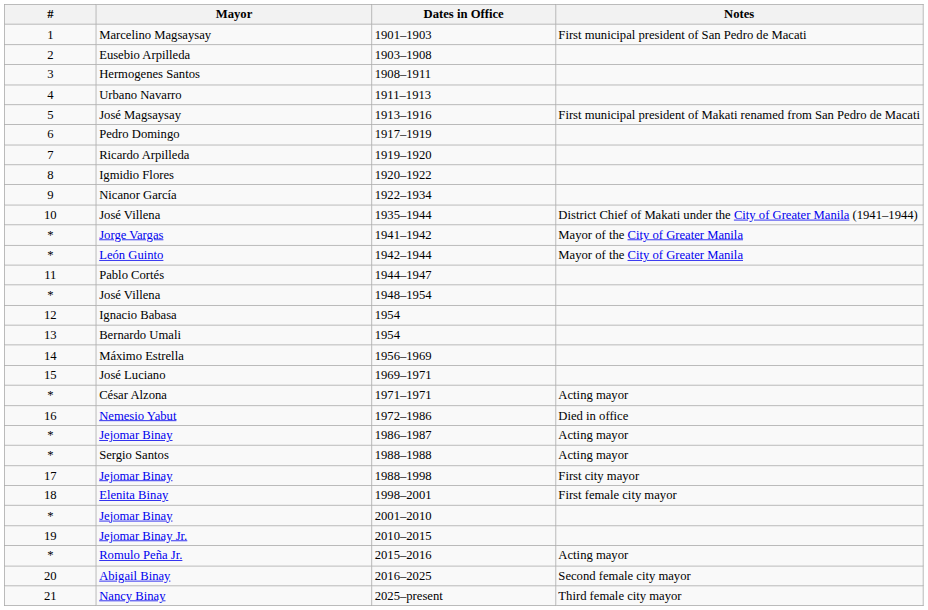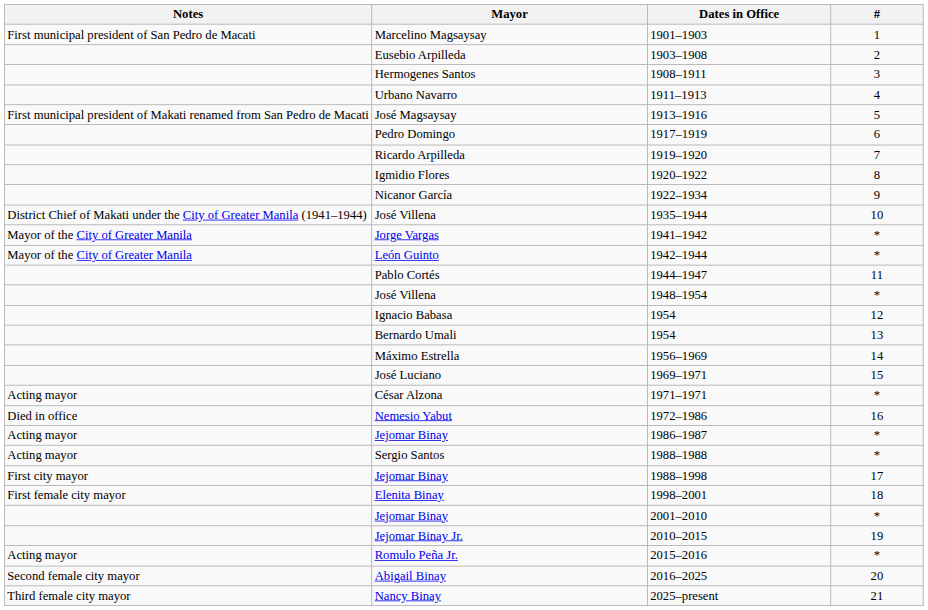columns swapped: (50, 14) <-> (739, 14)
